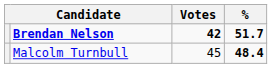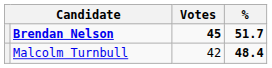(214, 34) 42 -> (214, 34) 45
(214, 53) 45 -> (214, 53) 42
